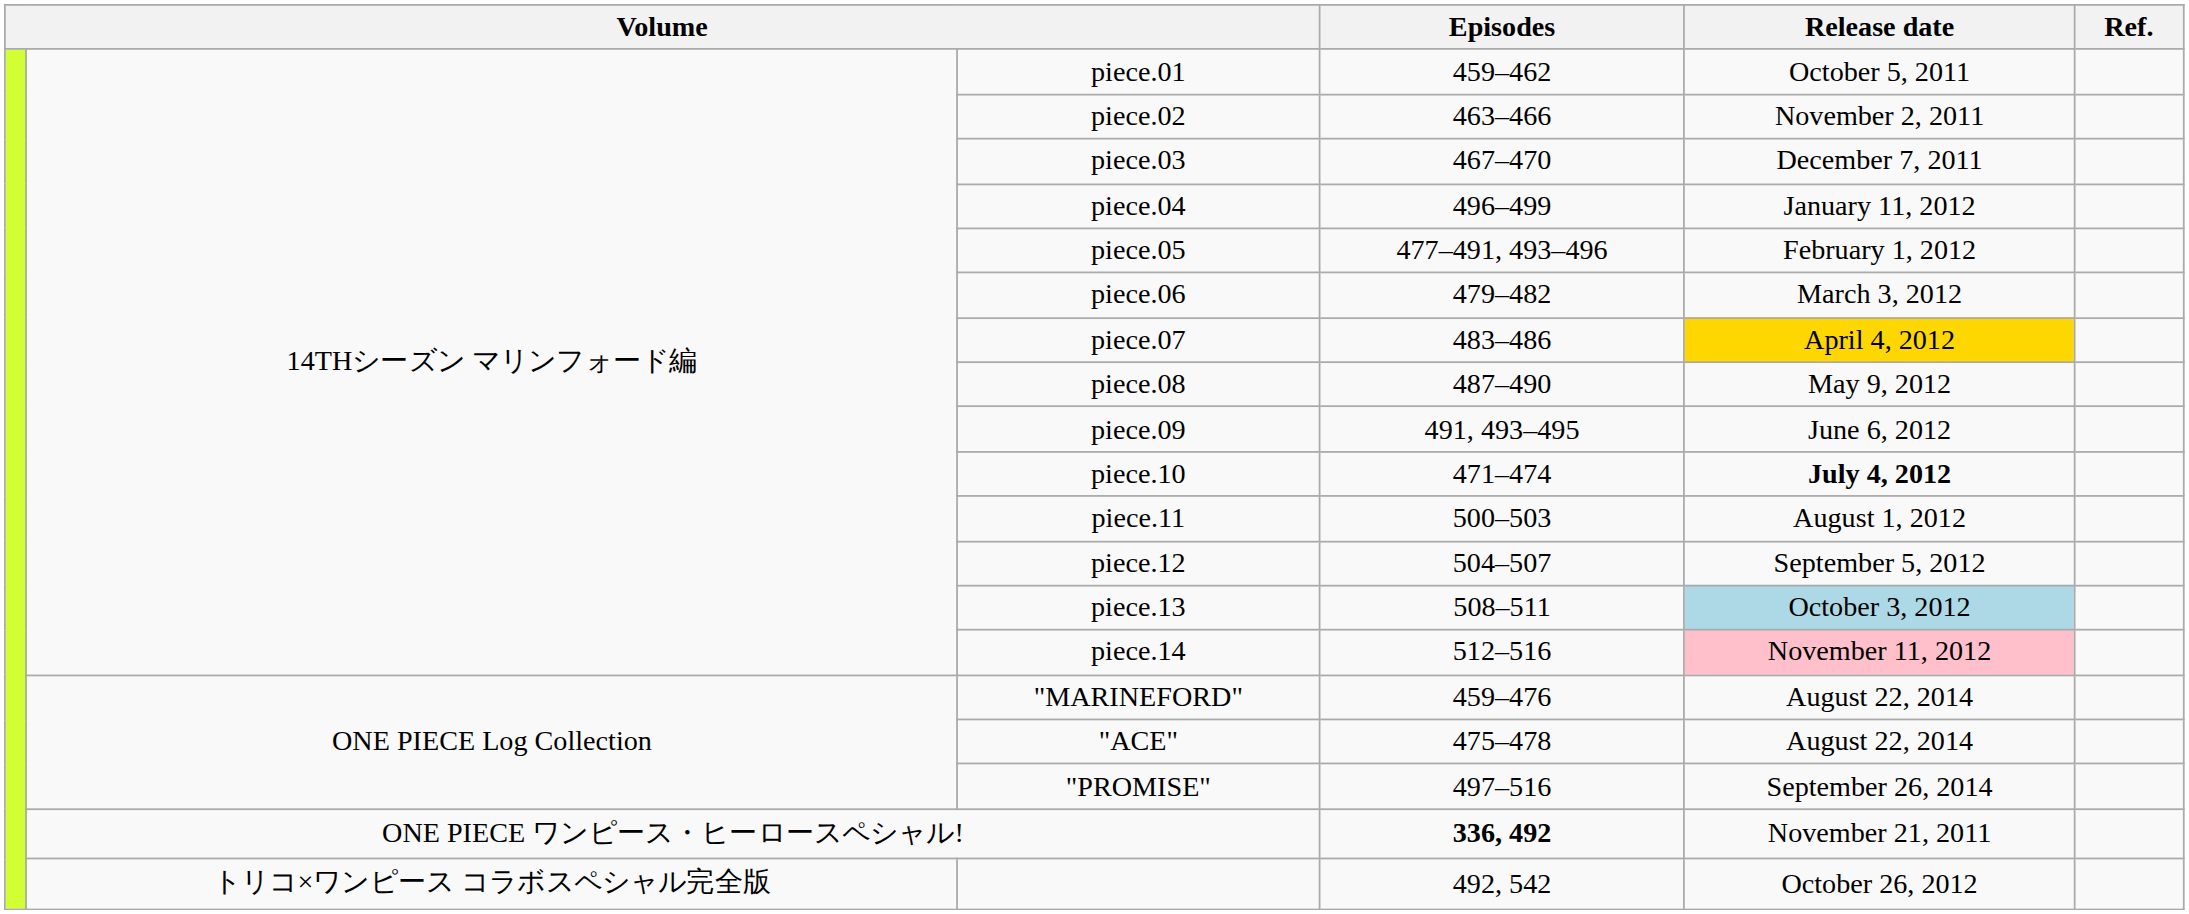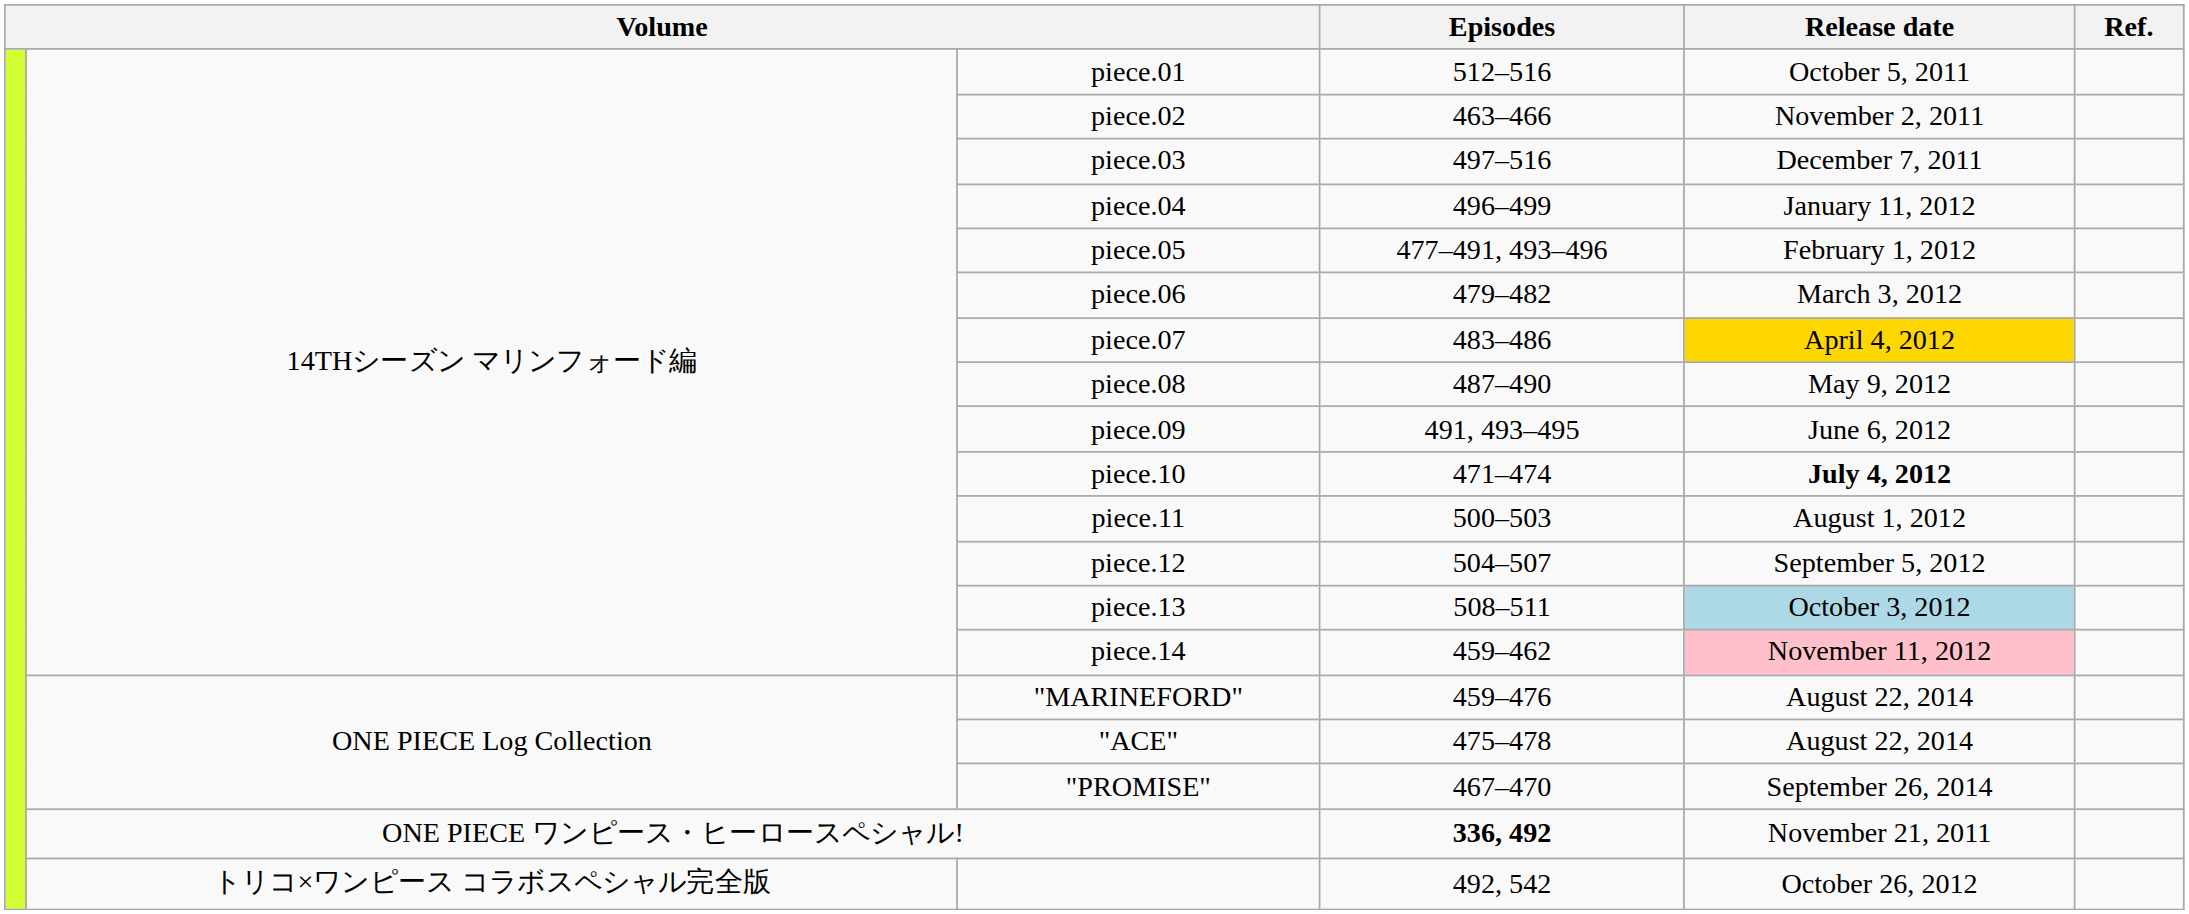(1502, 71) 459–462 -> (1502, 71) 512–516
(1502, 160) 467–470 -> (1502, 160) 497–516
(1502, 652) 512–516 -> (1502, 652) 459–462
(1502, 786) 497–516 -> (1502, 786) 467–470
